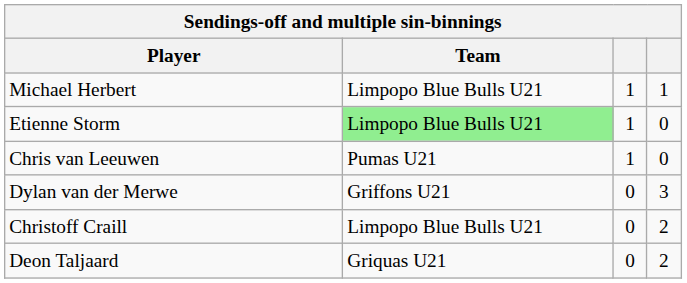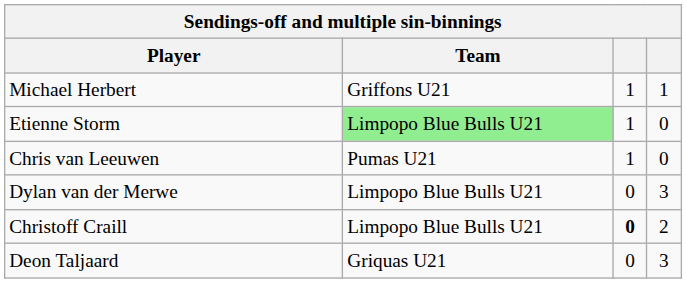(445, 90) Limpopo Blue Bulls U21 -> (399, 90) Griffons U21
(399, 192) Griffons U21 -> (445, 192) Limpopo Blue Bulls U21
(630, 226) normal -> (630, 226) bold
(664, 261) 2 -> (664, 261) 3
